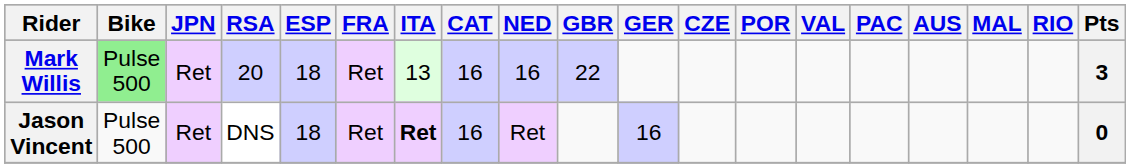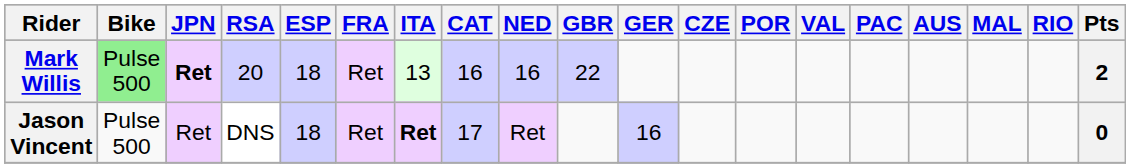(193, 71) normal -> (193, 71) bold
(1102, 71) 3 -> (1102, 71) 2
(470, 132) 16 -> (470, 132) 17
